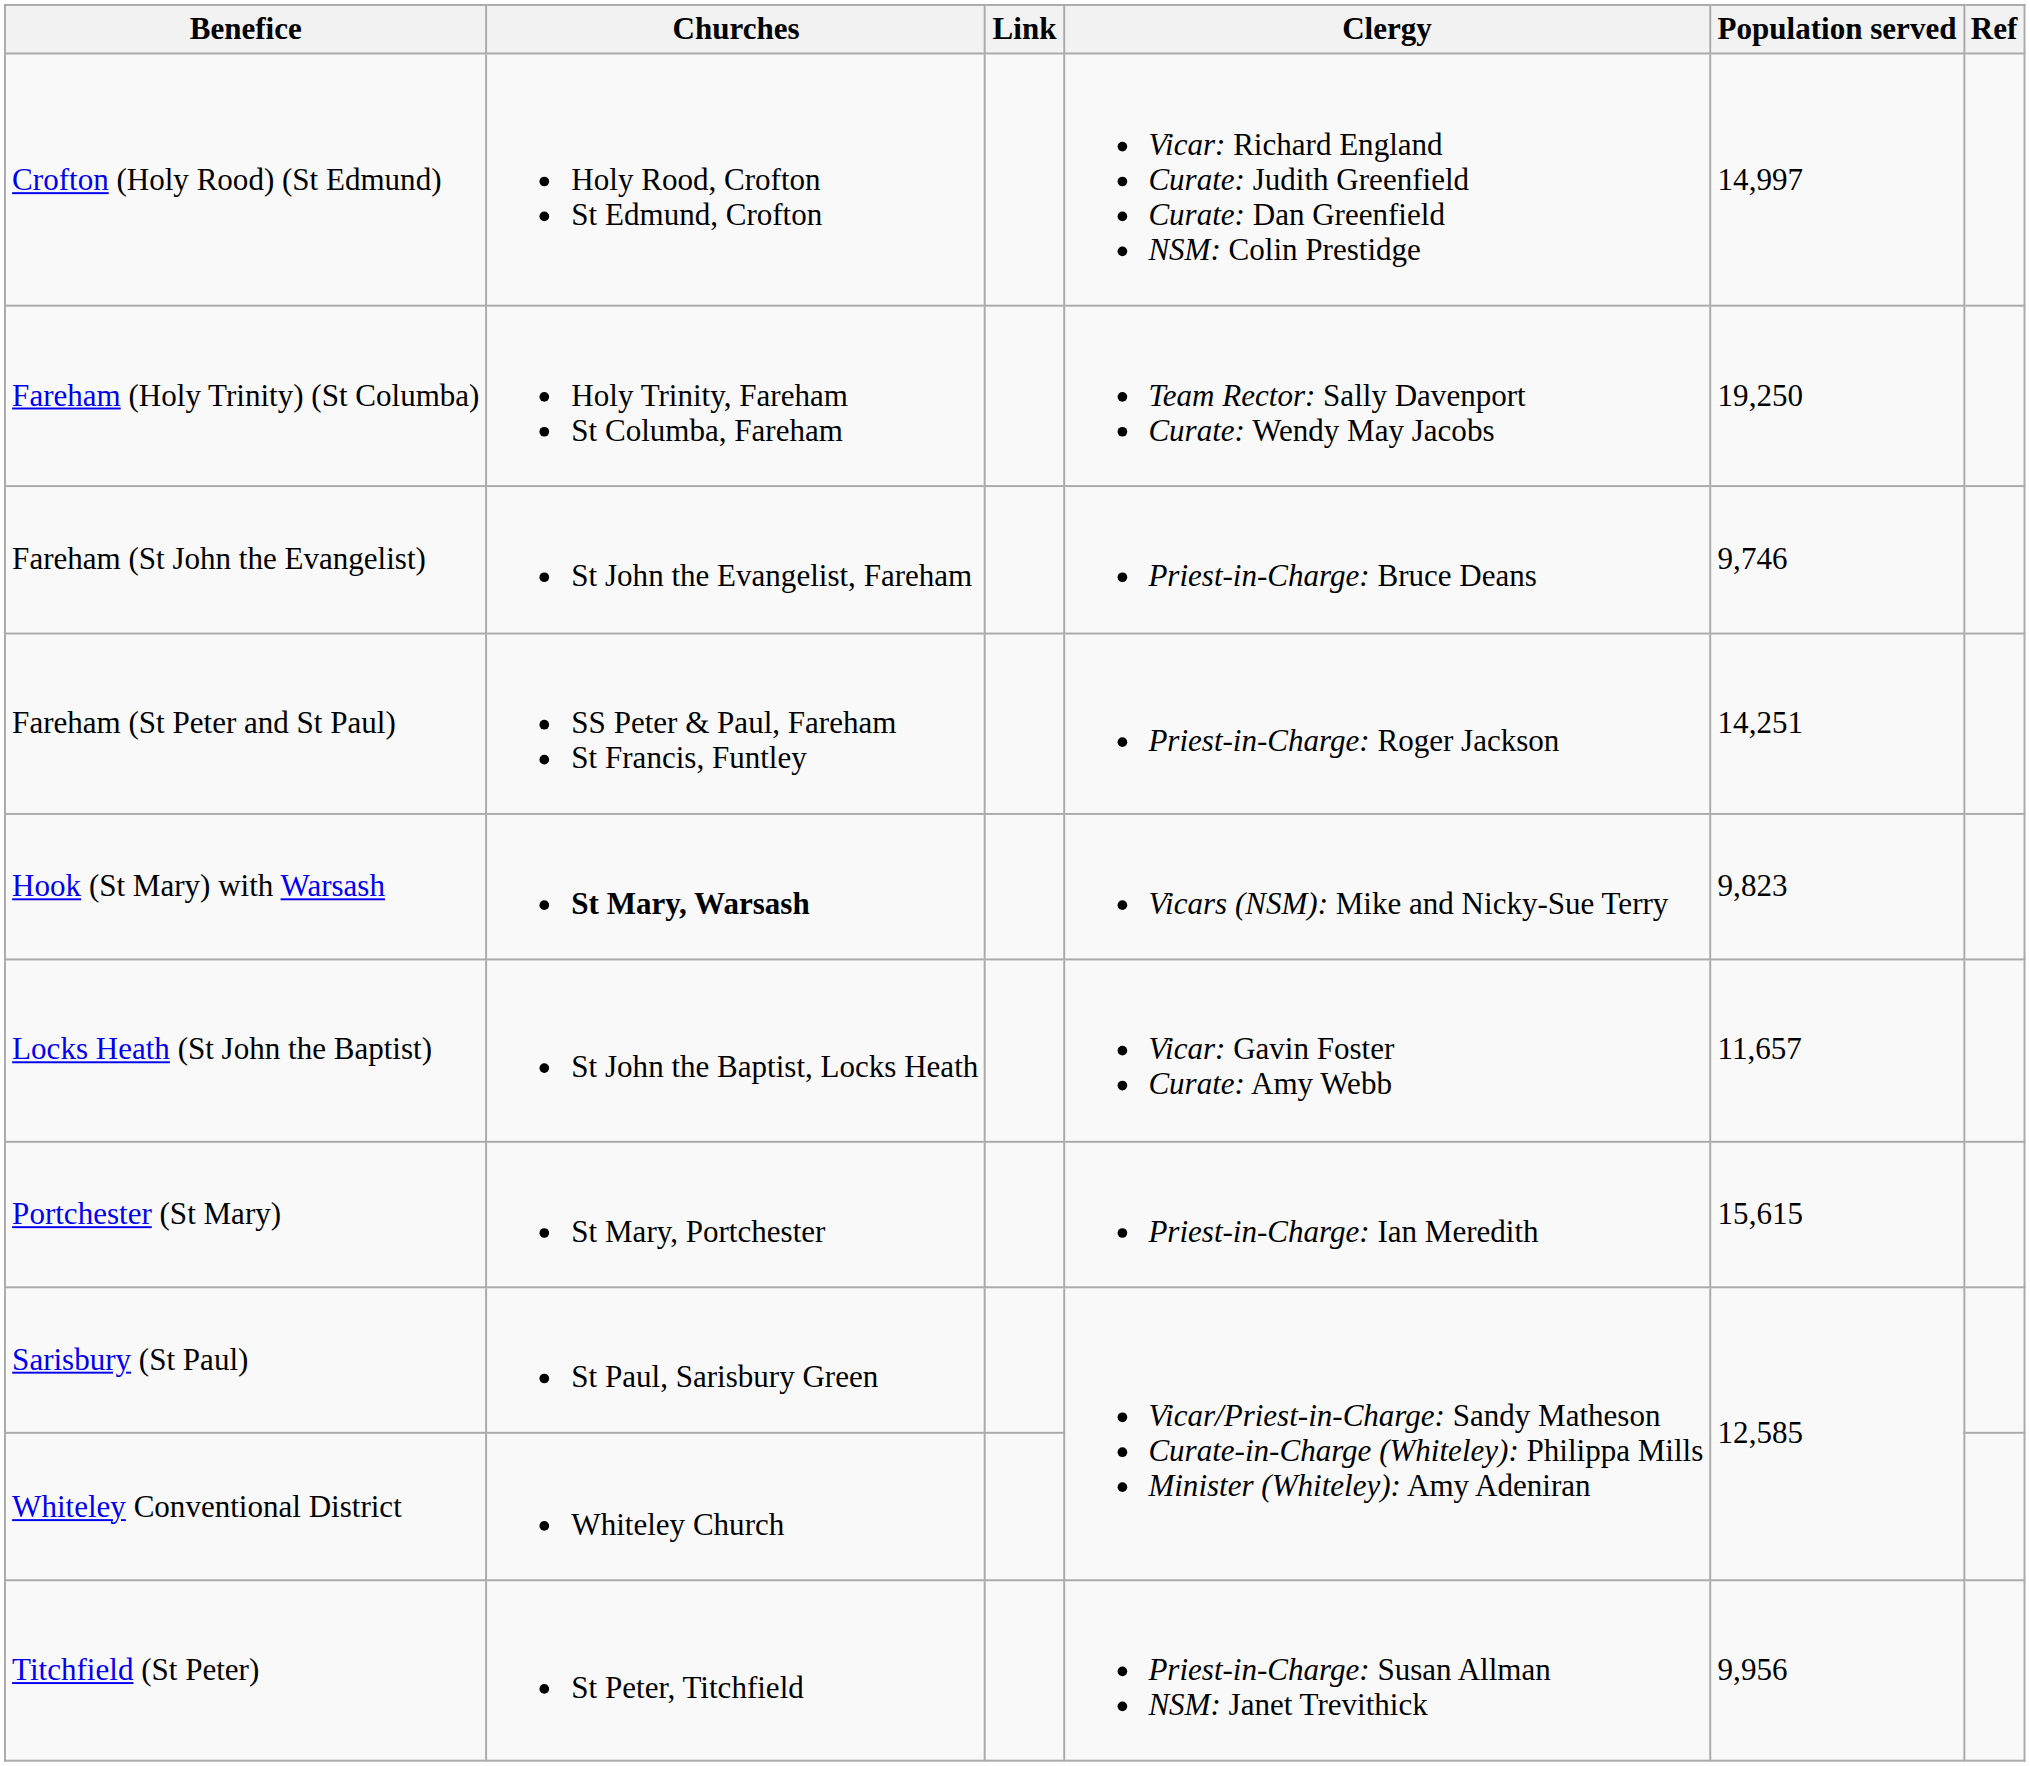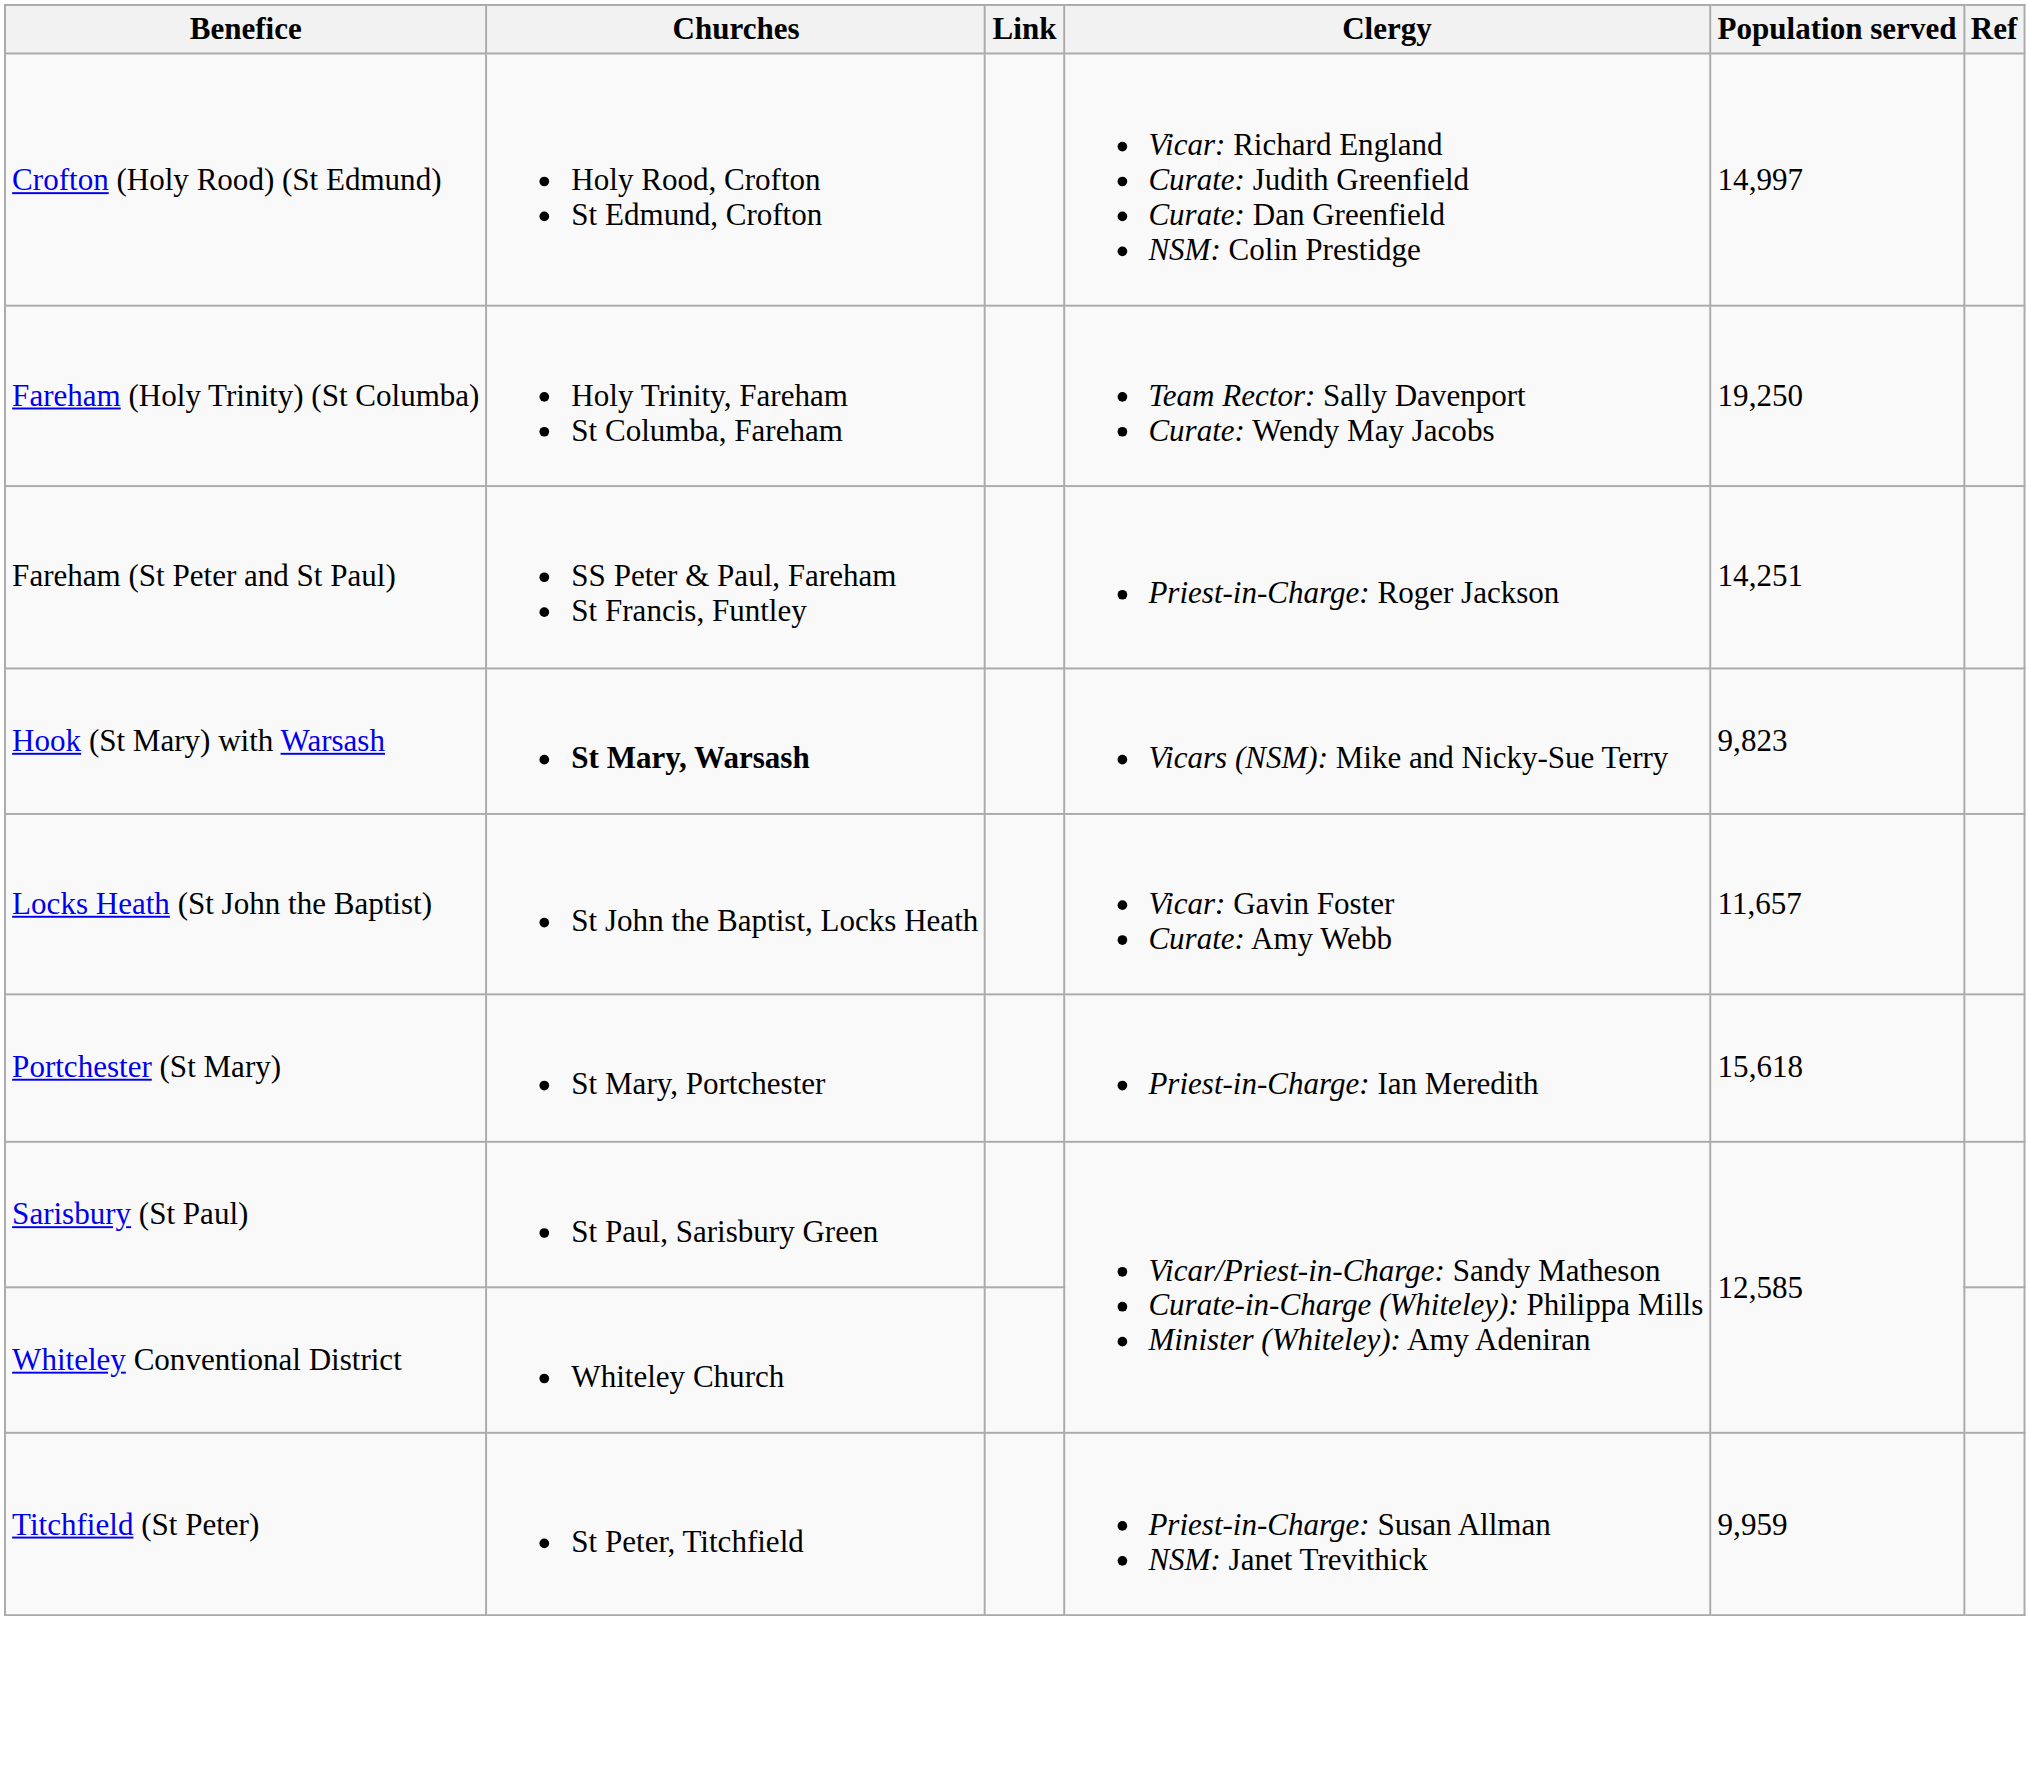- row: (219, 558)
(1760, 1213) 15,615 -> (1760, 1067) 15,618
(1753, 1669) 9,956 -> (1753, 1523) 9,959
